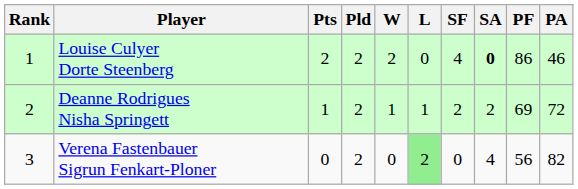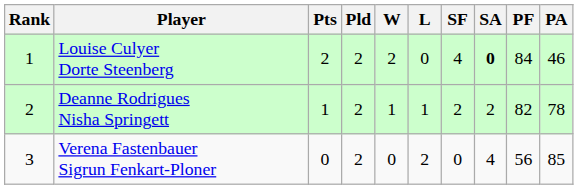(523, 59) 86 -> (523, 59) 84
(523, 109) 69 -> (523, 109) 82
(556, 109) 72 -> (556, 109) 78
(425, 159) lightgreen background -> (425, 159) no background
(556, 159) 82 -> (556, 159) 85
